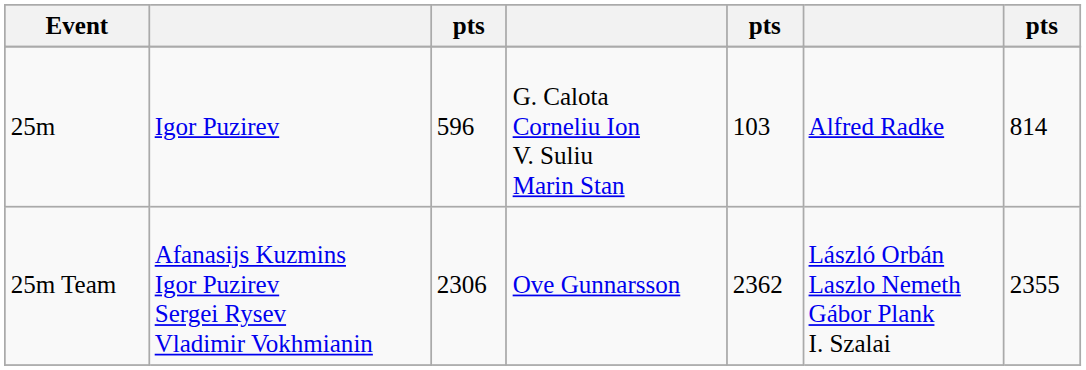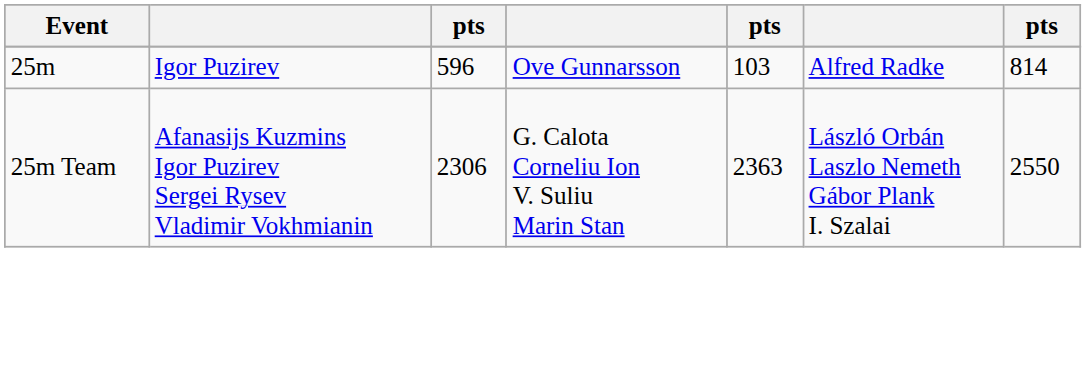(576, 140) G. Calota Corneliu Ion V. Suliu Marin Stan -> (596, 66) Ove Gunnarsson
(596, 285) Ove Gunnarsson -> (576, 182) G. Calota Corneliu Ion V. Suliu Marin Stan
(758, 285) 2362 -> (758, 167) 2363
(1035, 285) 2355 -> (1035, 167) 2550
